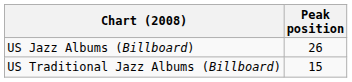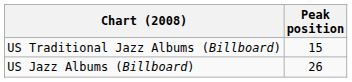rows swapped: (101, 47) <-> (144, 67)
